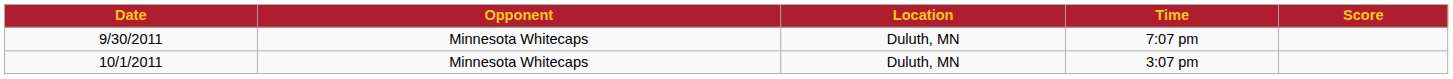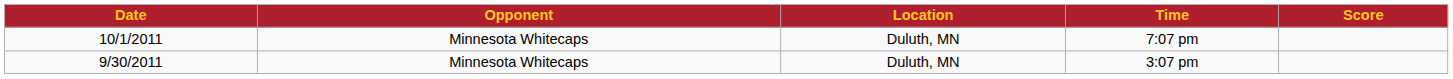(131, 39) 9/30/2011 -> (131, 39) 10/1/2011
(131, 62) 10/1/2011 -> (131, 62) 9/30/2011
